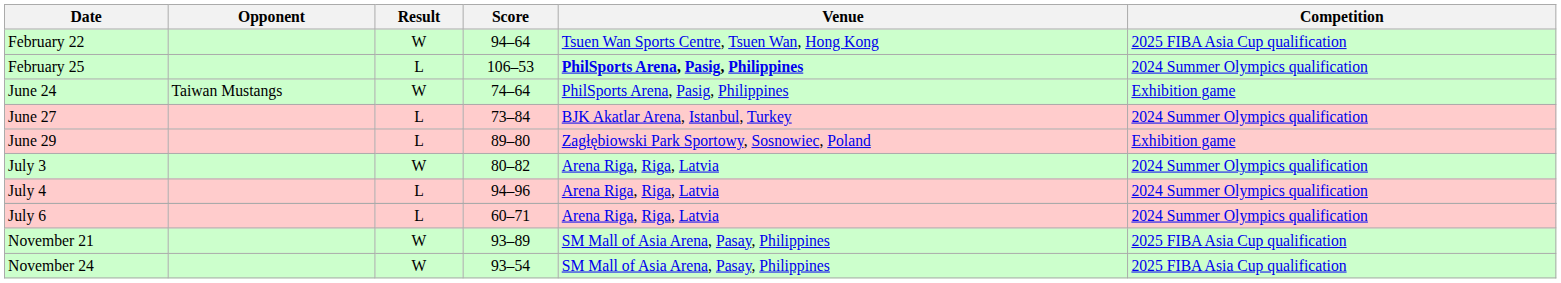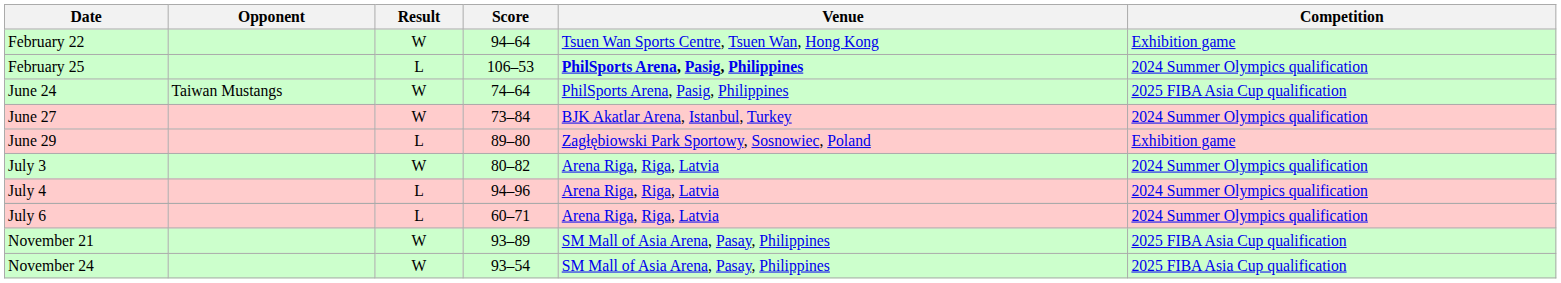(1239, 41) 2025 FIBA Asia Cup qualification -> (1183, 41) Exhibition game
(1183, 91) Exhibition game -> (1239, 91) 2025 FIBA Asia Cup qualification
(419, 116) L -> (419, 116) W
